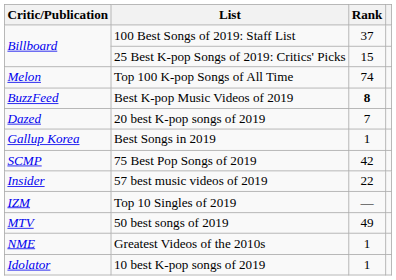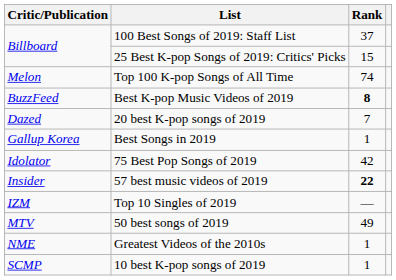(25, 160) SCMP -> (29, 160) Idolator
(367, 181) normal -> (367, 181) bold
(29, 264) Idolator -> (25, 264) SCMP
